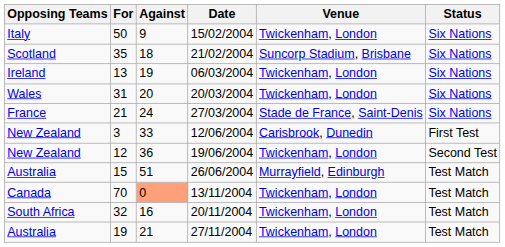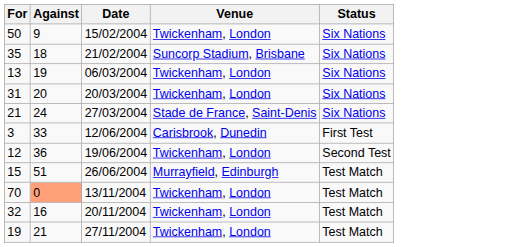- column: (57, 14)
